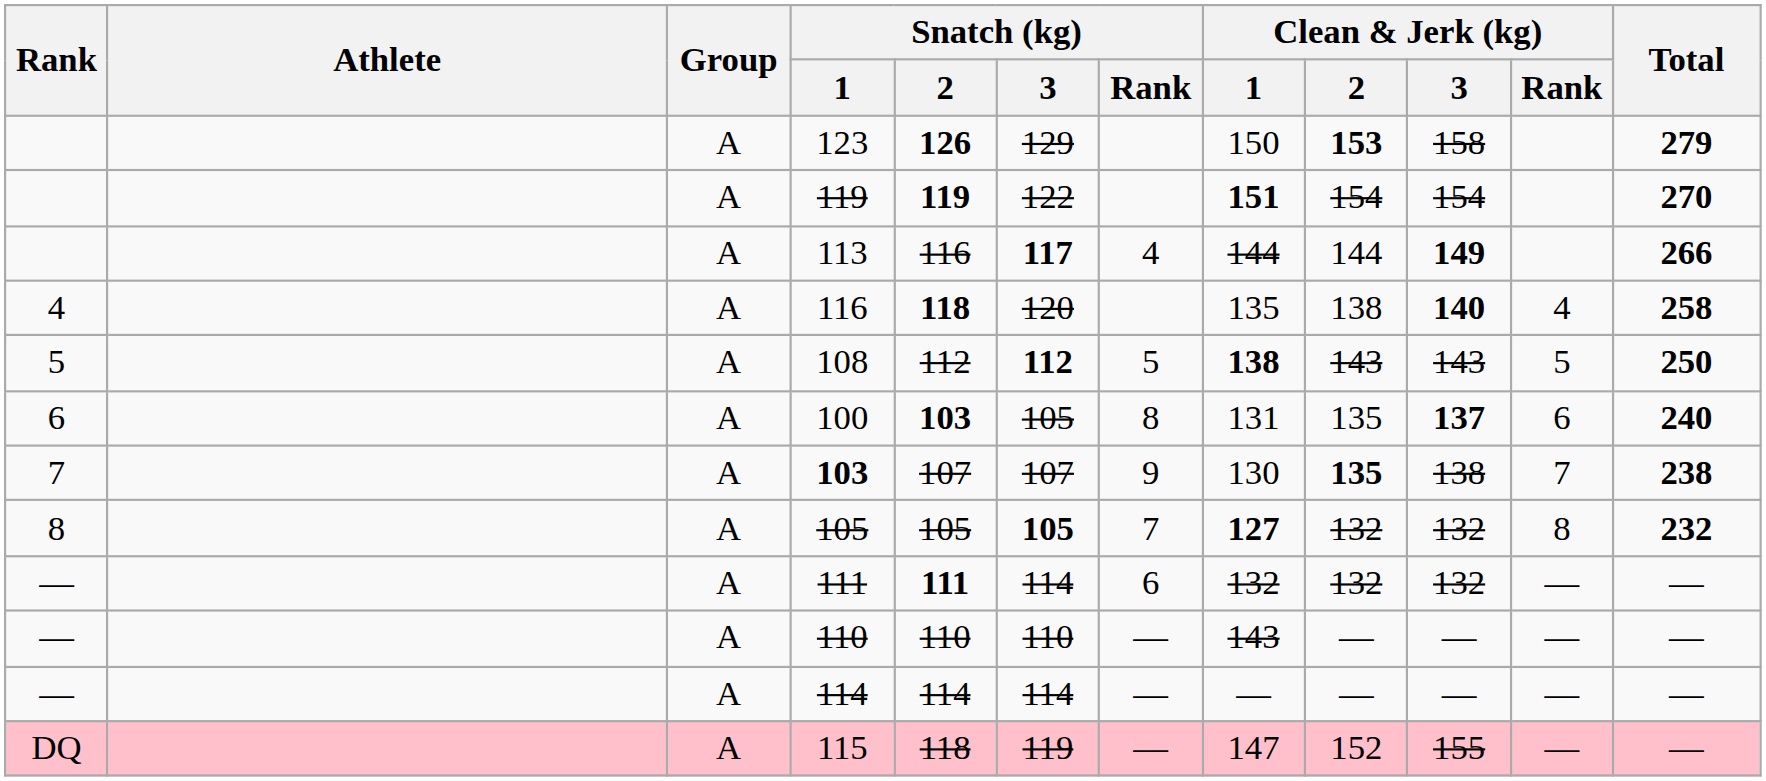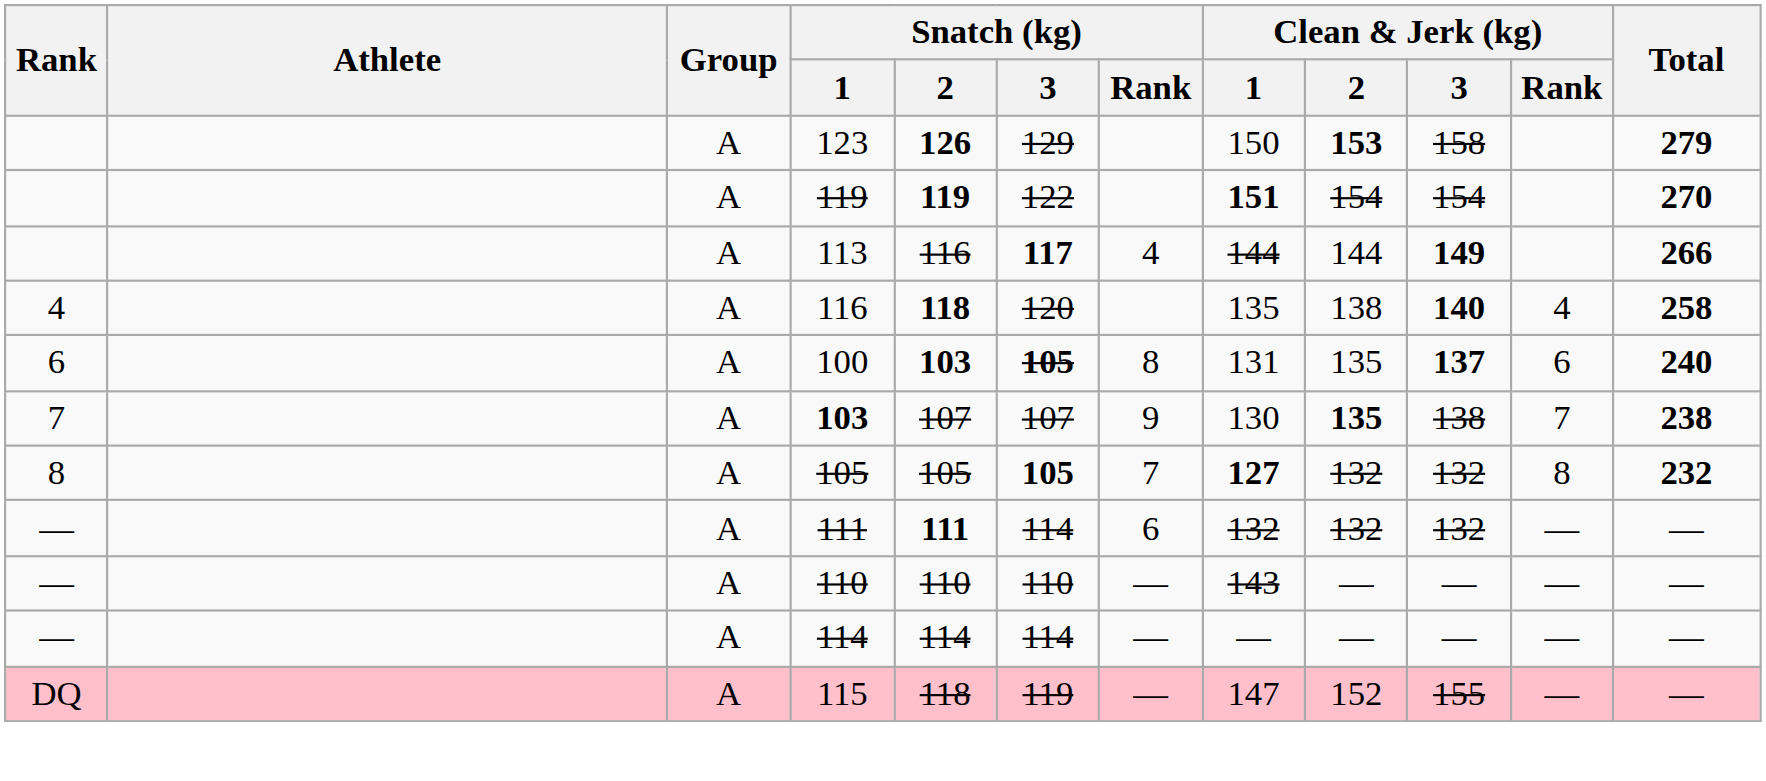- row: (842, 362)
(1048, 417) normal -> (1048, 362) bold
